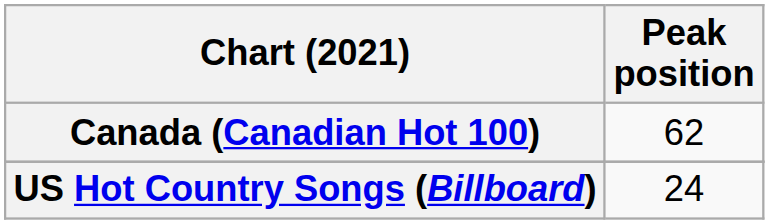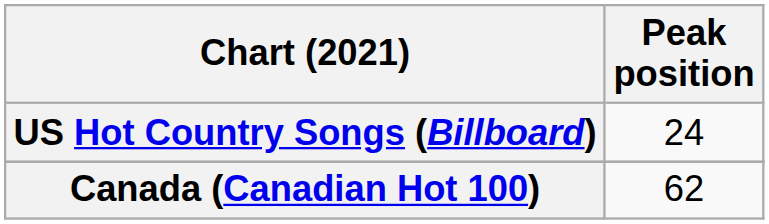rows swapped: (305, 131) <-> (305, 189)
